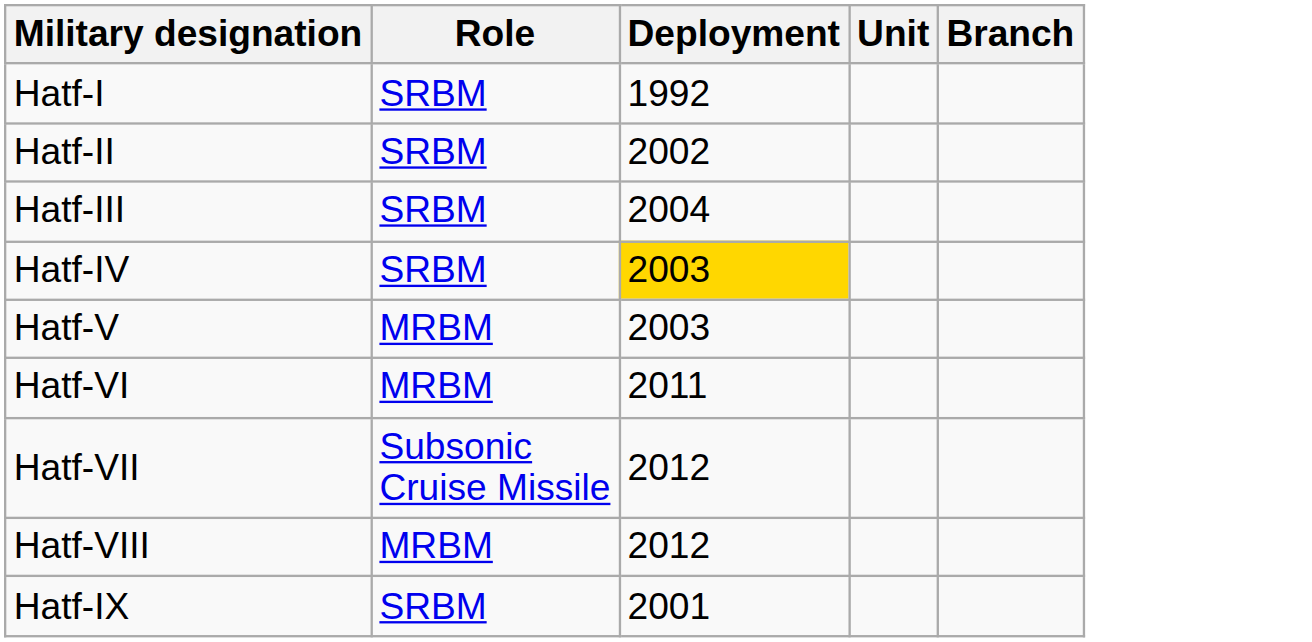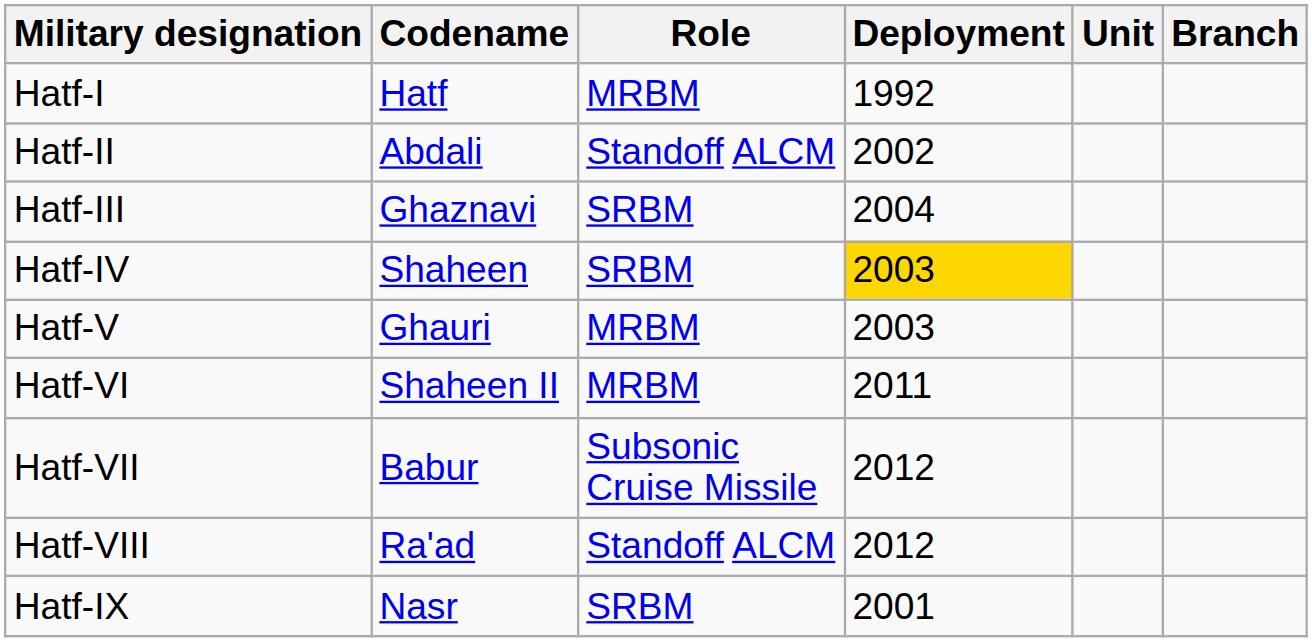+ column: (474, 33)
(433, 92) SRBM -> (643, 92) MRBM
(433, 151) SRBM -> (711, 151) Standoff ALCM
(436, 546) MRBM -> (711, 546) Standoff ALCM
